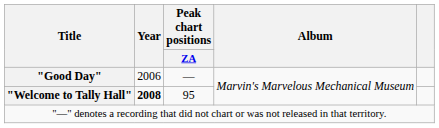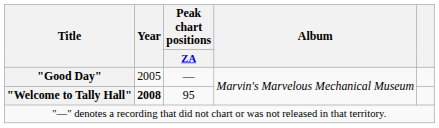(149, 76) 2006 -> (149, 76) 2005
